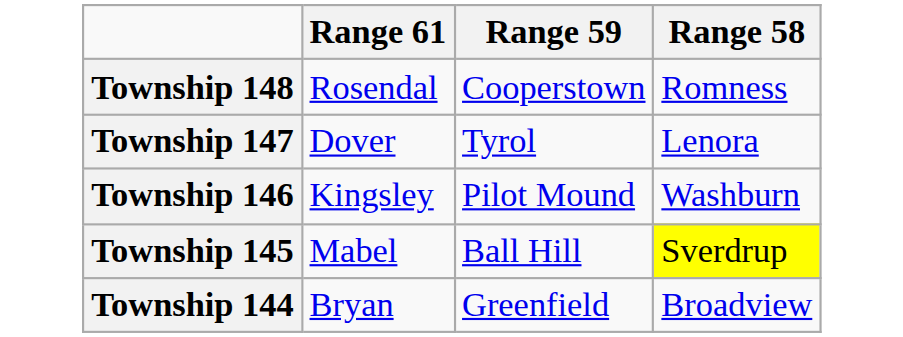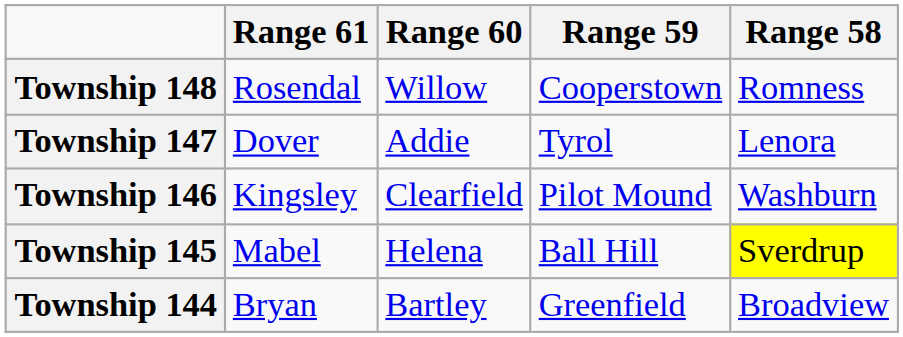+ column: (454, 31)
